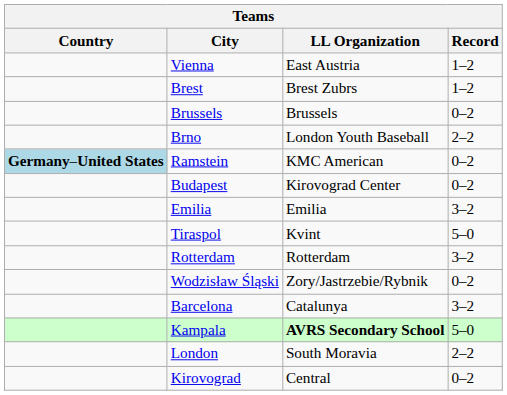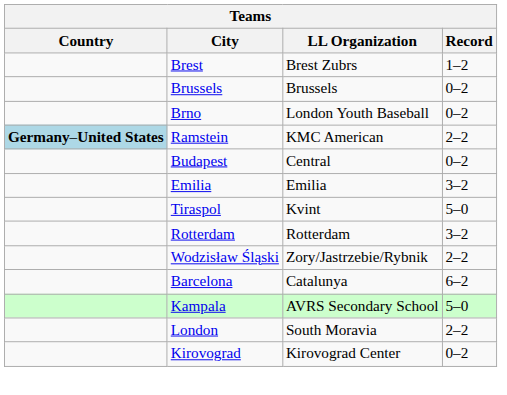- row: (192, 64)
(463, 137) 2–2 -> (457, 112) 0–2
(463, 161) 0–2 -> (457, 137) 2–2
(343, 185) Kirovograd Center -> (308, 161) Central
(463, 281) 0–2 -> (457, 257) 2–2
(463, 305) 3–2 -> (457, 281) 6–2
(365, 329) bold -> (362, 305) normal
(308, 378) Central -> (343, 354) Kirovograd Center
